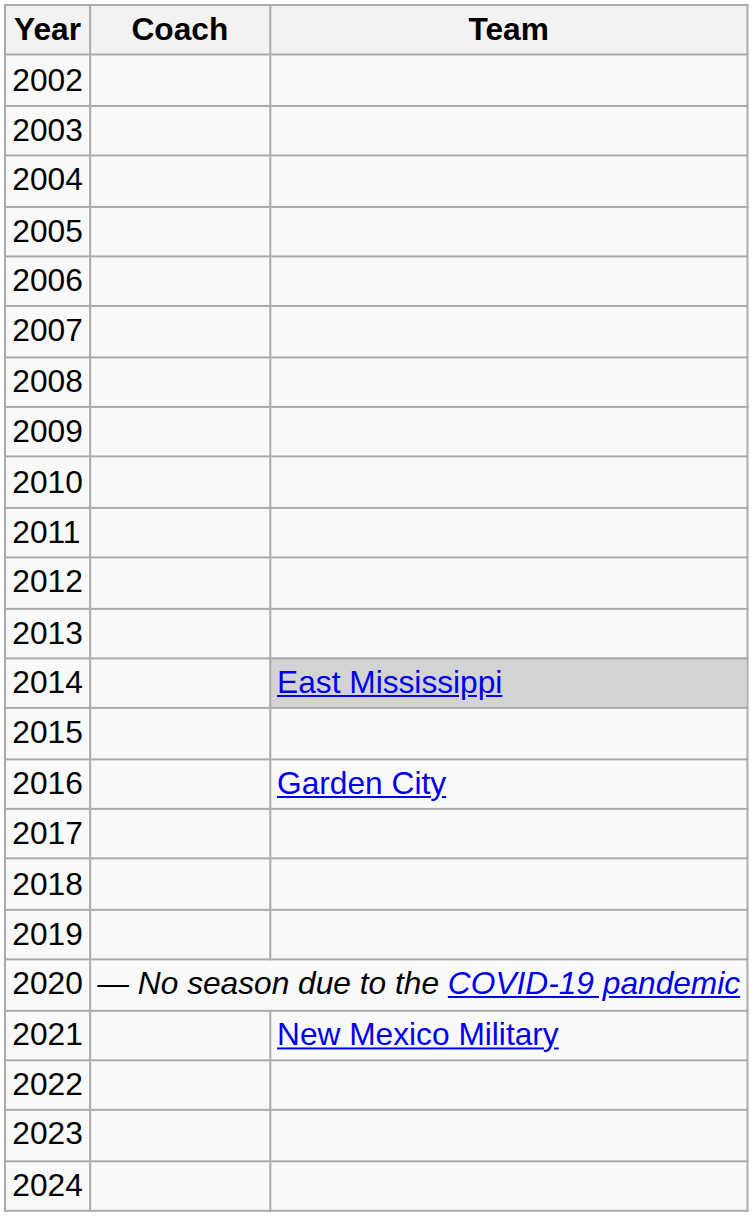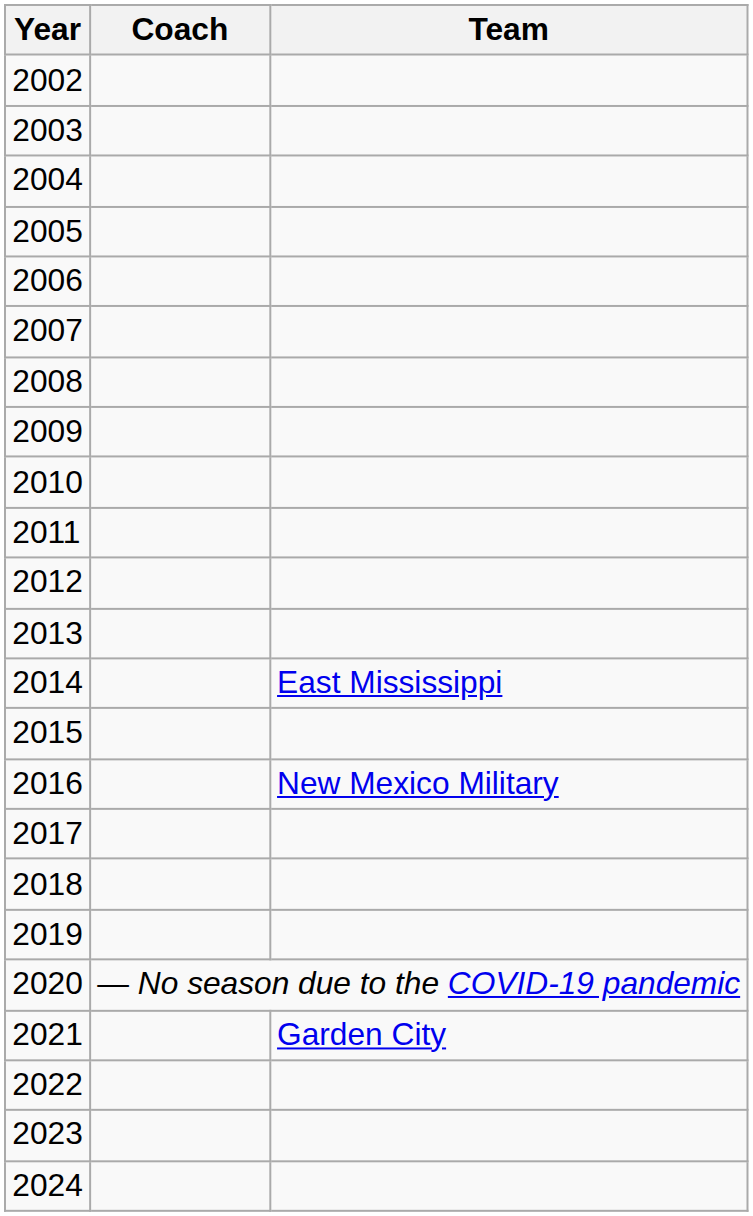(390, 682) lightgrey background -> (390, 682) no background
(362, 783) Garden City -> (418, 783) New Mexico Military
(418, 1034) New Mexico Military -> (362, 1034) Garden City
